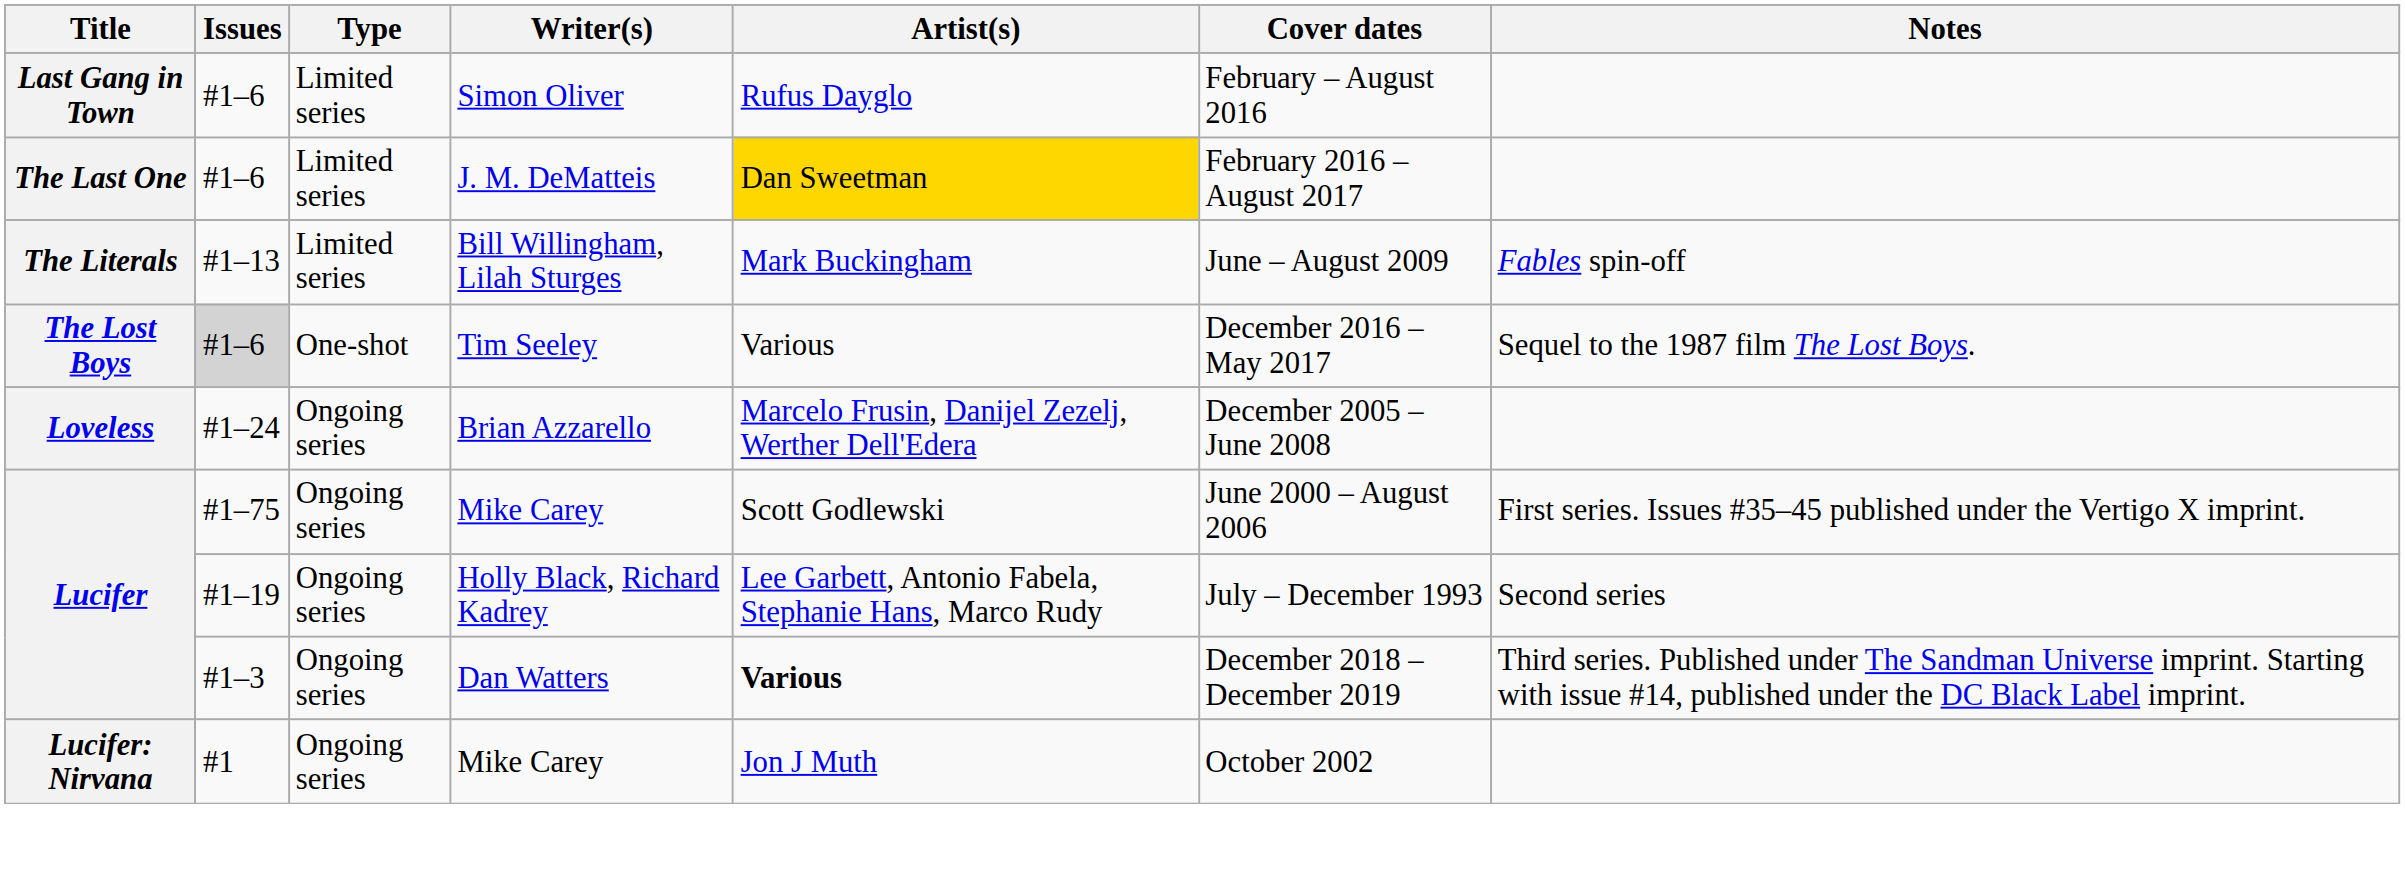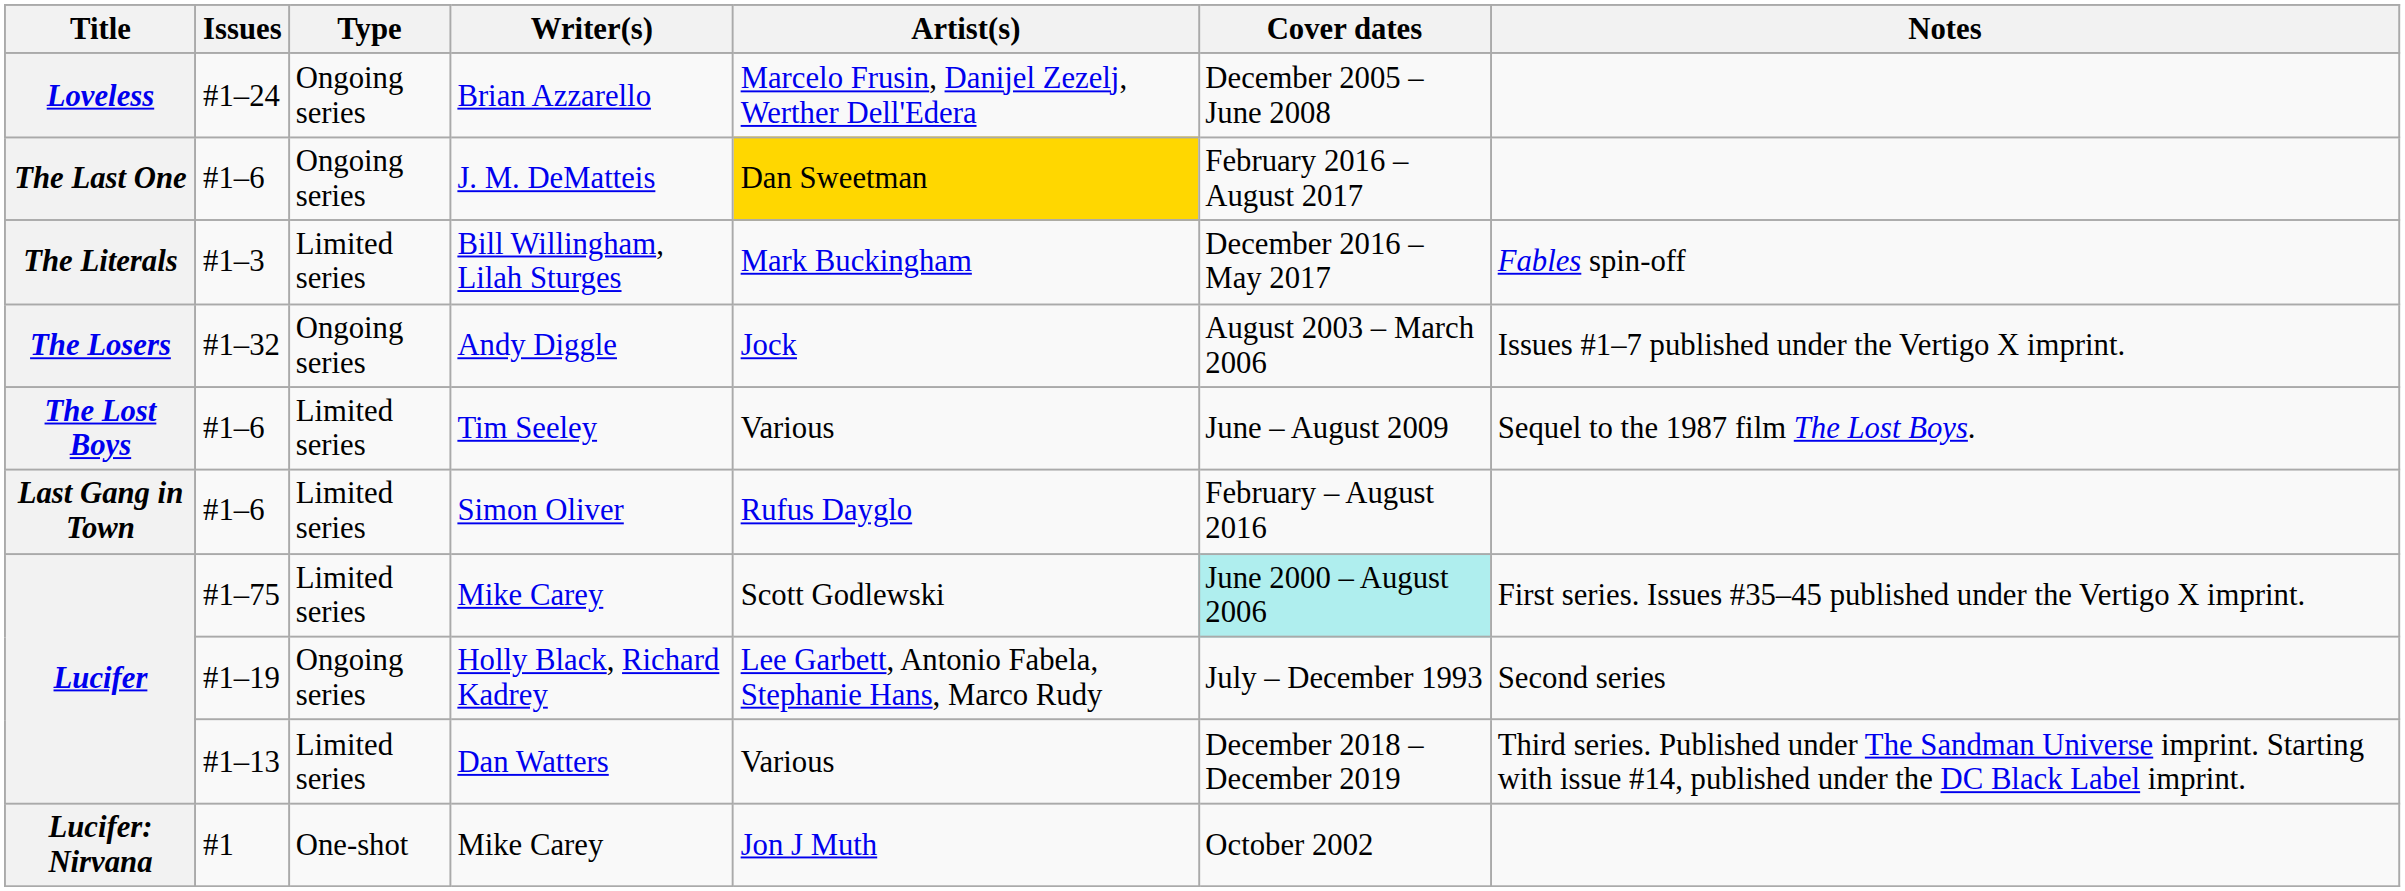rows swapped: (100, 94) <-> (100, 427)
(344, 178) Limited series -> (350, 178) Ongoing series
(241, 261) #1–13 -> (234, 261) #1–3
(1327, 261) June – August 2009 -> (1315, 261) December 2016 – May 2017
+ row: (100, 344)
(234, 344) lightgrey background -> (234, 427) no background
(352, 344) One-shot -> (344, 427) Limited series
(1315, 344) December 2016 – May 2017 -> (1327, 427) June – August 2009
(350, 511) Ongoing series -> (344, 594) Limited series
(1327, 511) no background -> (1327, 594) paleturquoise background
(234, 677) #1–3 -> (241, 761) #1–13
(350, 677) Ongoing series -> (344, 761) Limited series
(791, 677) bold -> (788, 761) normal
(350, 761) Ongoing series -> (352, 844) One-shot
